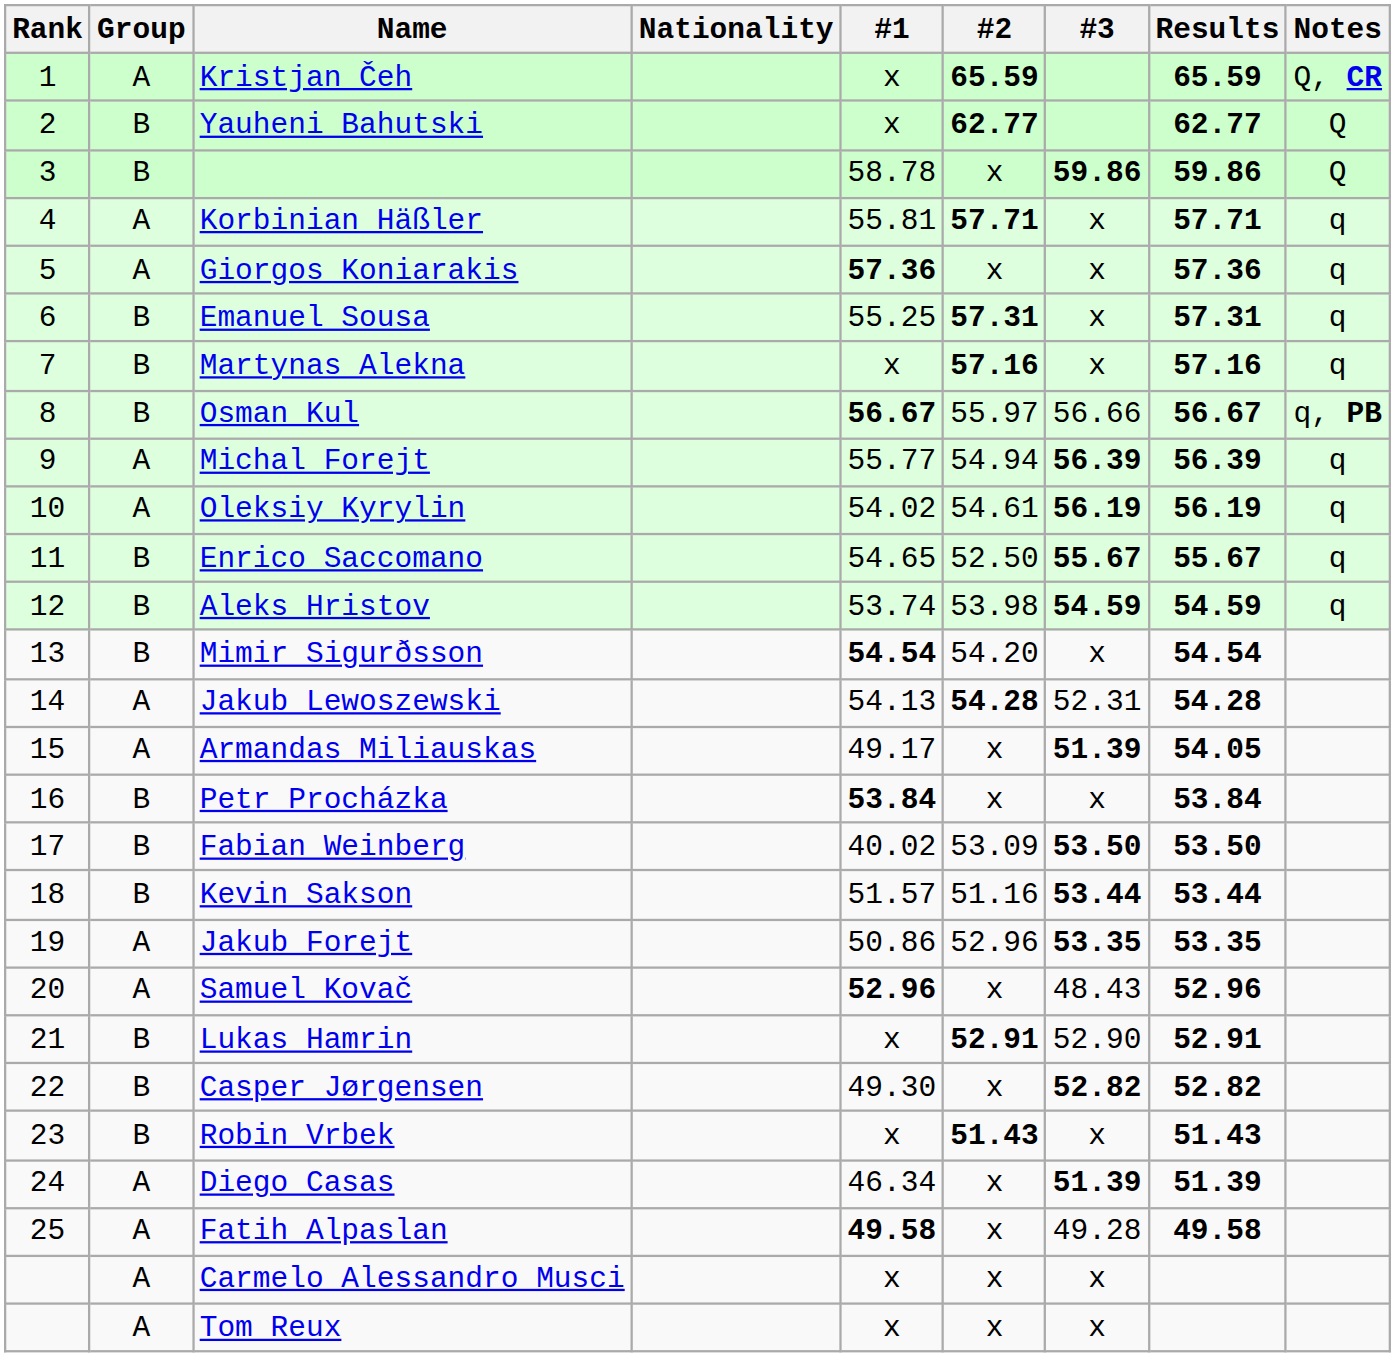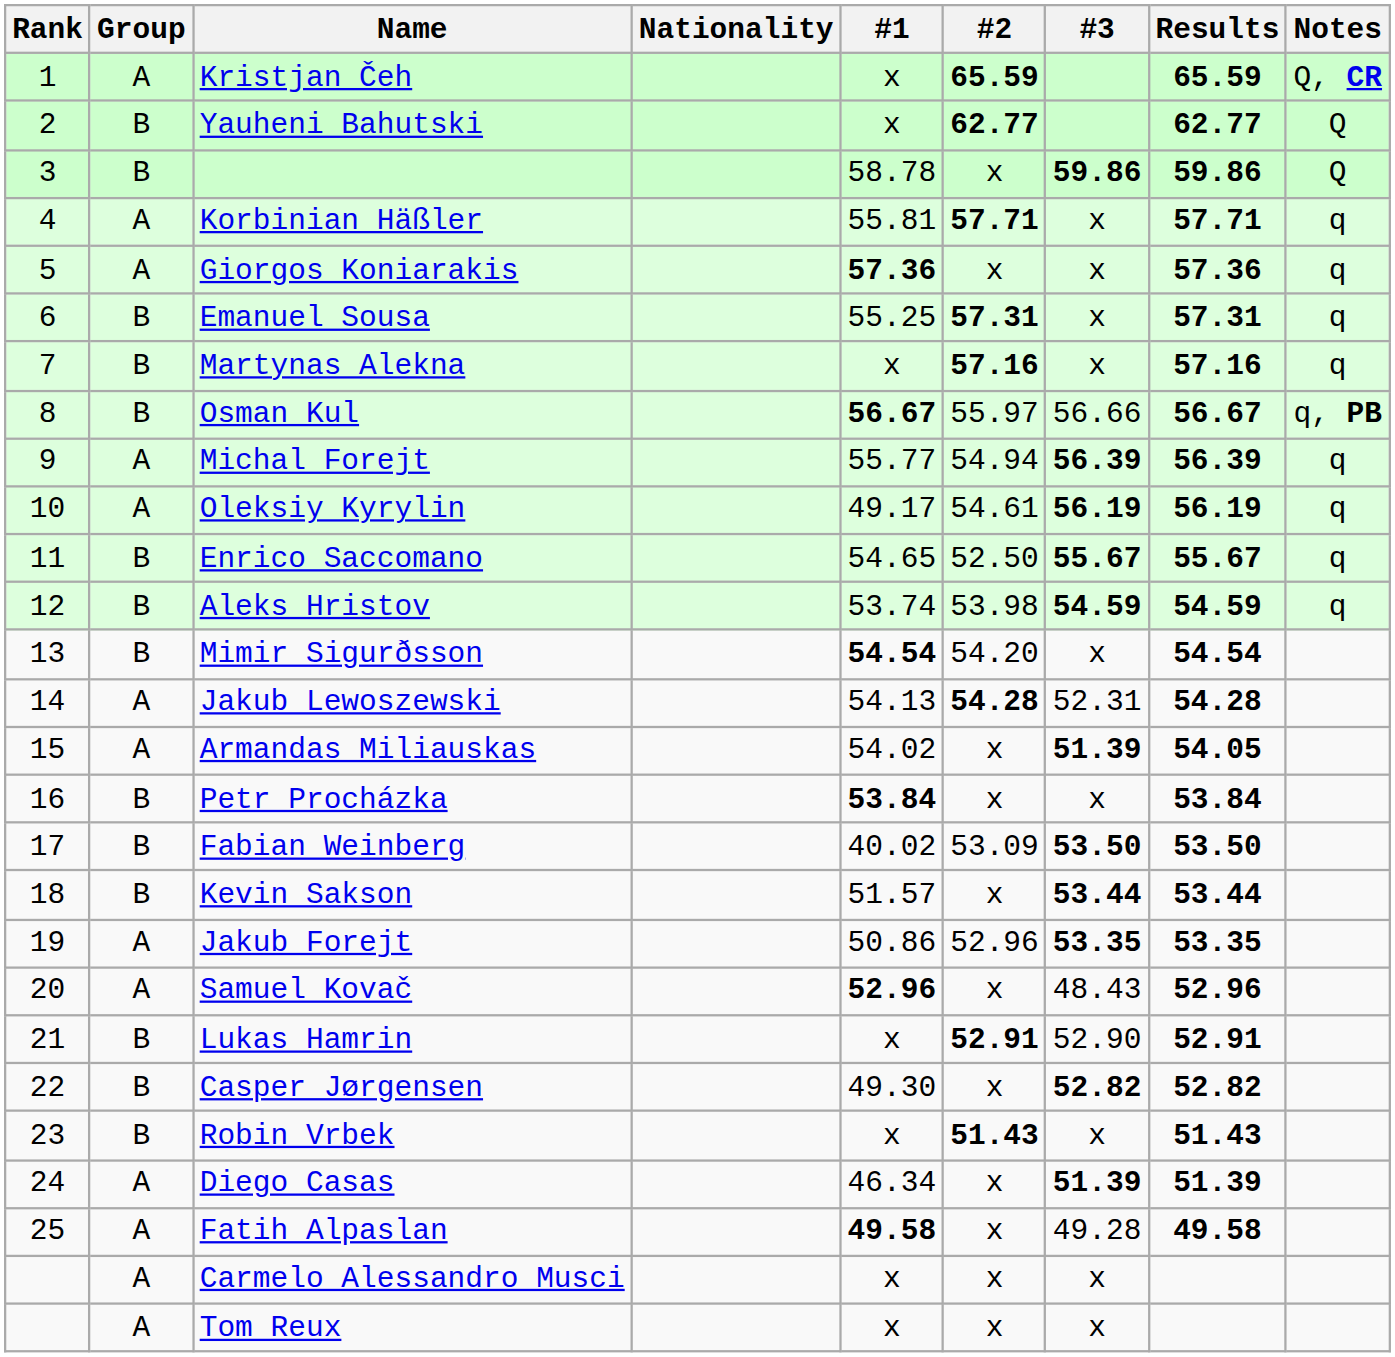(892, 510) 54.02 -> (892, 510) 49.17
(892, 751) 49.17 -> (892, 751) 54.02
(995, 895) 51.16 -> (995, 895) x
